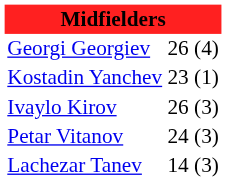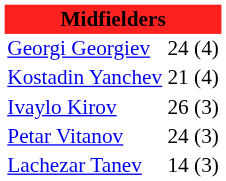(178, 48) 26 -> (178, 48) 24
(178, 77) 23 -> (178, 77) 21
(206, 77) (1) -> (206, 77) (4)
